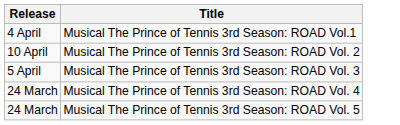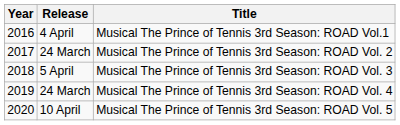+ column: (21, 14)
(27, 52) 10 April -> (65, 52) 24 March
(33, 110) 24 March -> (60, 110) 10 April
